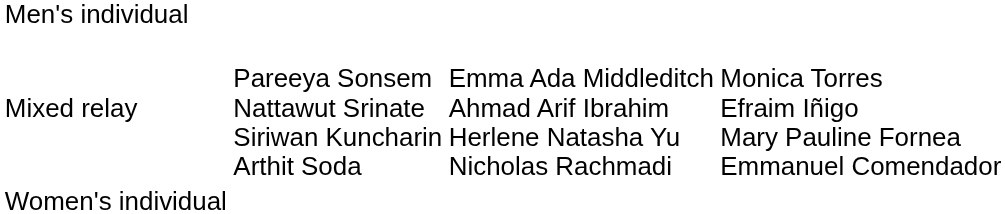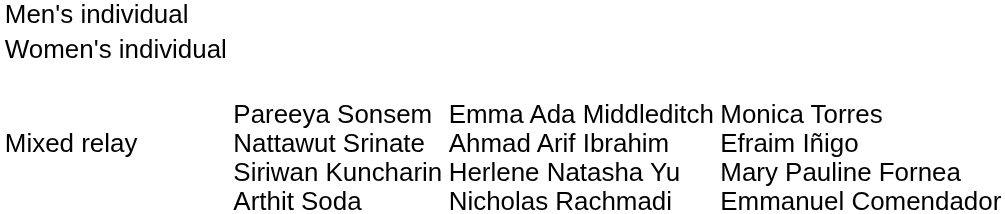rows swapped: (116, 202) <-> (71, 108)
